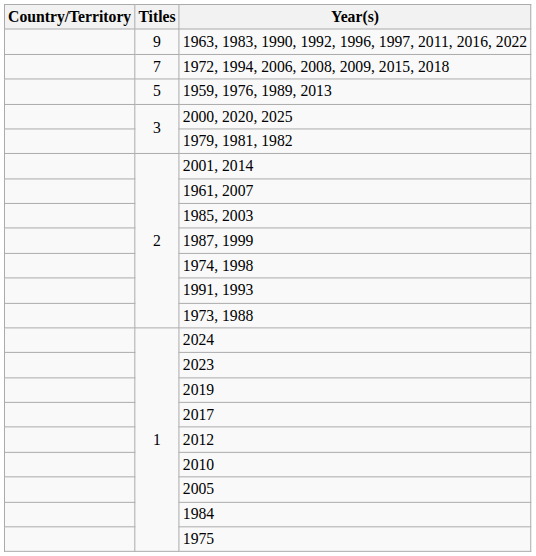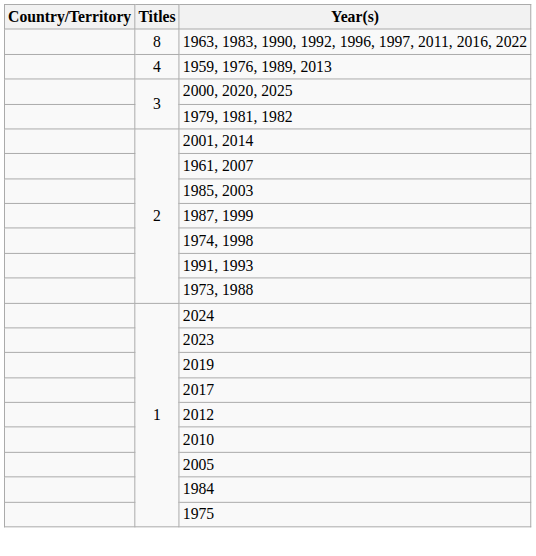(157, 41) 9 -> (157, 41) 8
- row: (316, 66)
(157, 91) 5 -> (157, 66) 4
